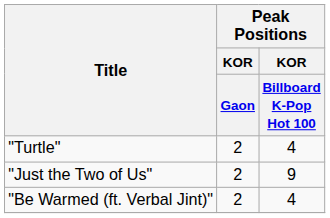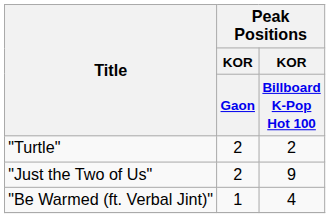(292, 148) 4 -> (292, 148) 2
(238, 199) 2 -> (238, 199) 1
